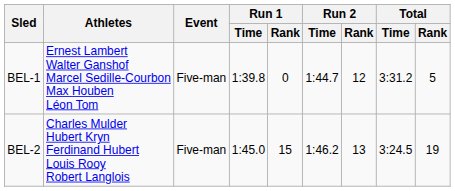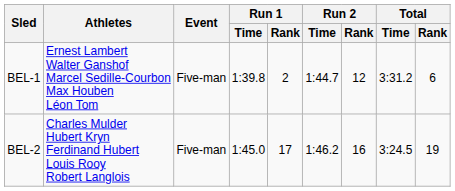(285, 79) 0 -> (285, 79) 2
(433, 79) 5 -> (433, 79) 6
(285, 151) 15 -> (285, 151) 17
(359, 151) 13 -> (359, 151) 16
